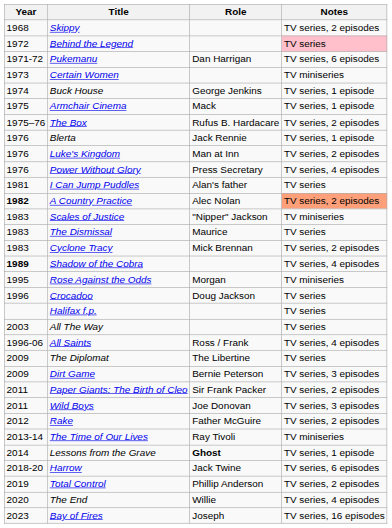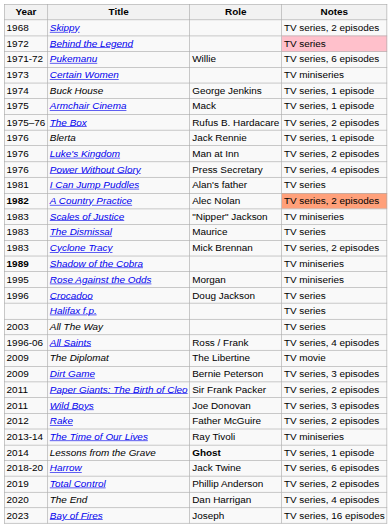(222, 59) Dan Harrigan -> (204, 59) Willie
(332, 264) TV series, 4 episodes -> (314, 264) TV miniseries
(305, 358) TV series -> (305, 358) TV movie
(204, 500) Willie -> (222, 500) Dan Harrigan
